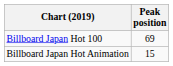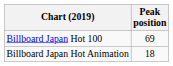(150, 54) 15 -> (150, 54) 18
